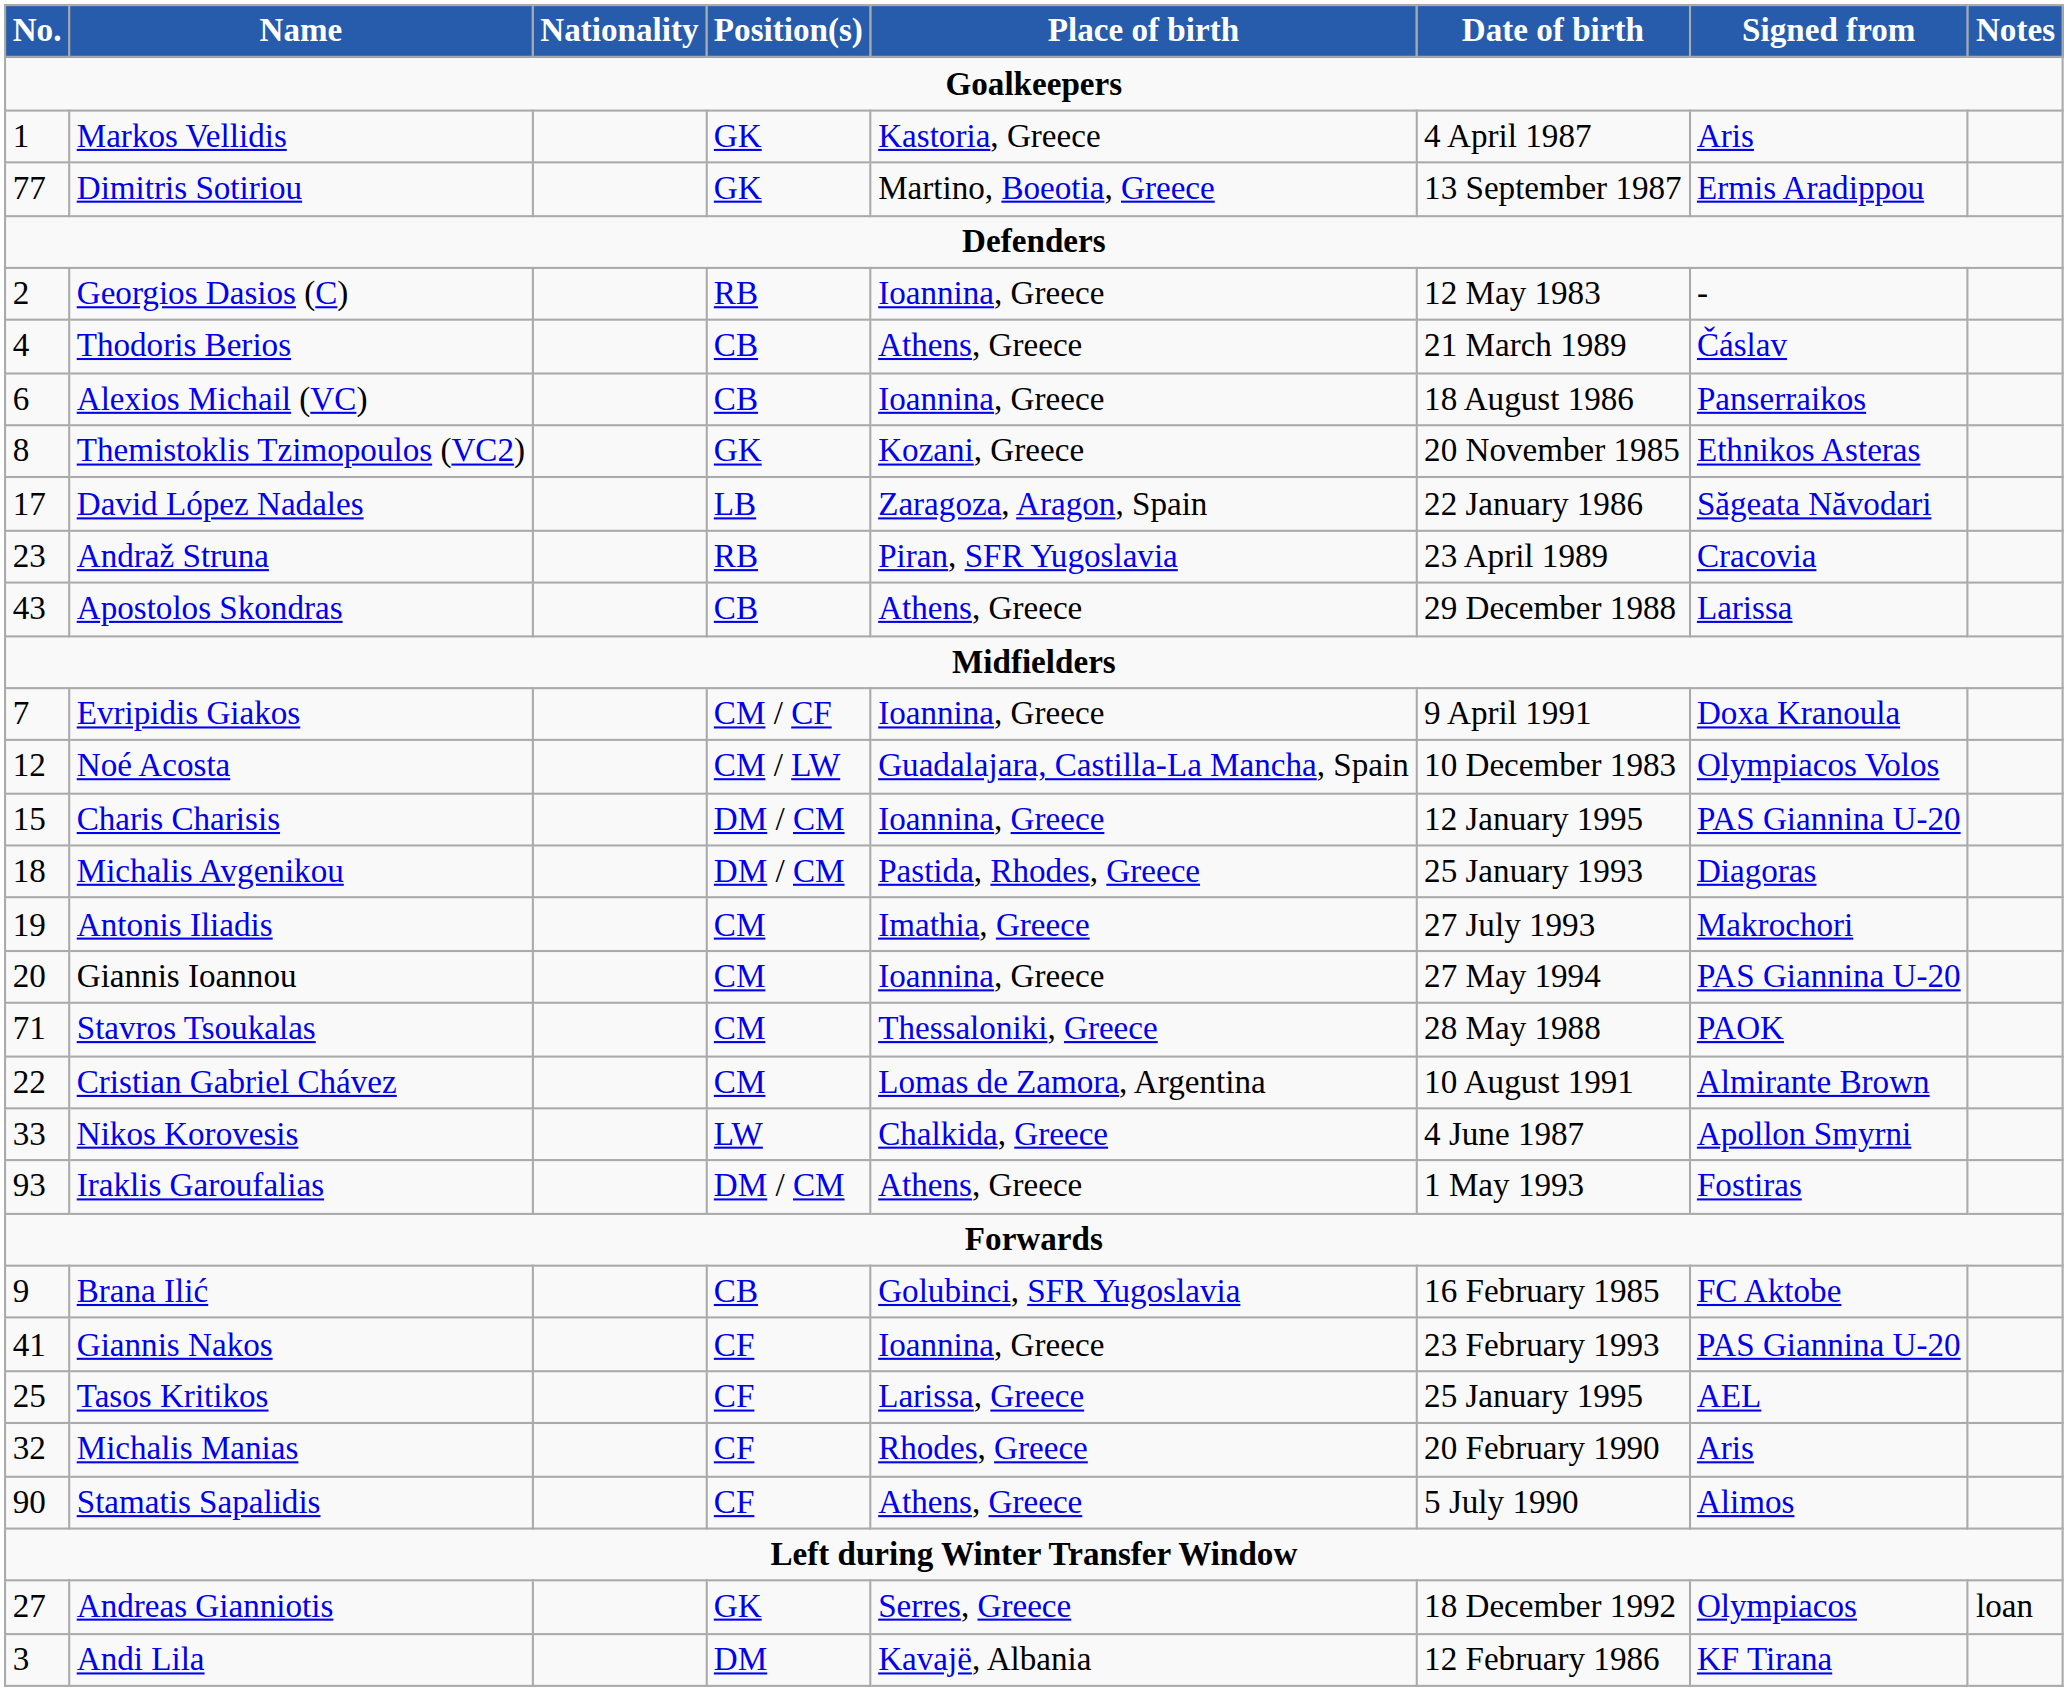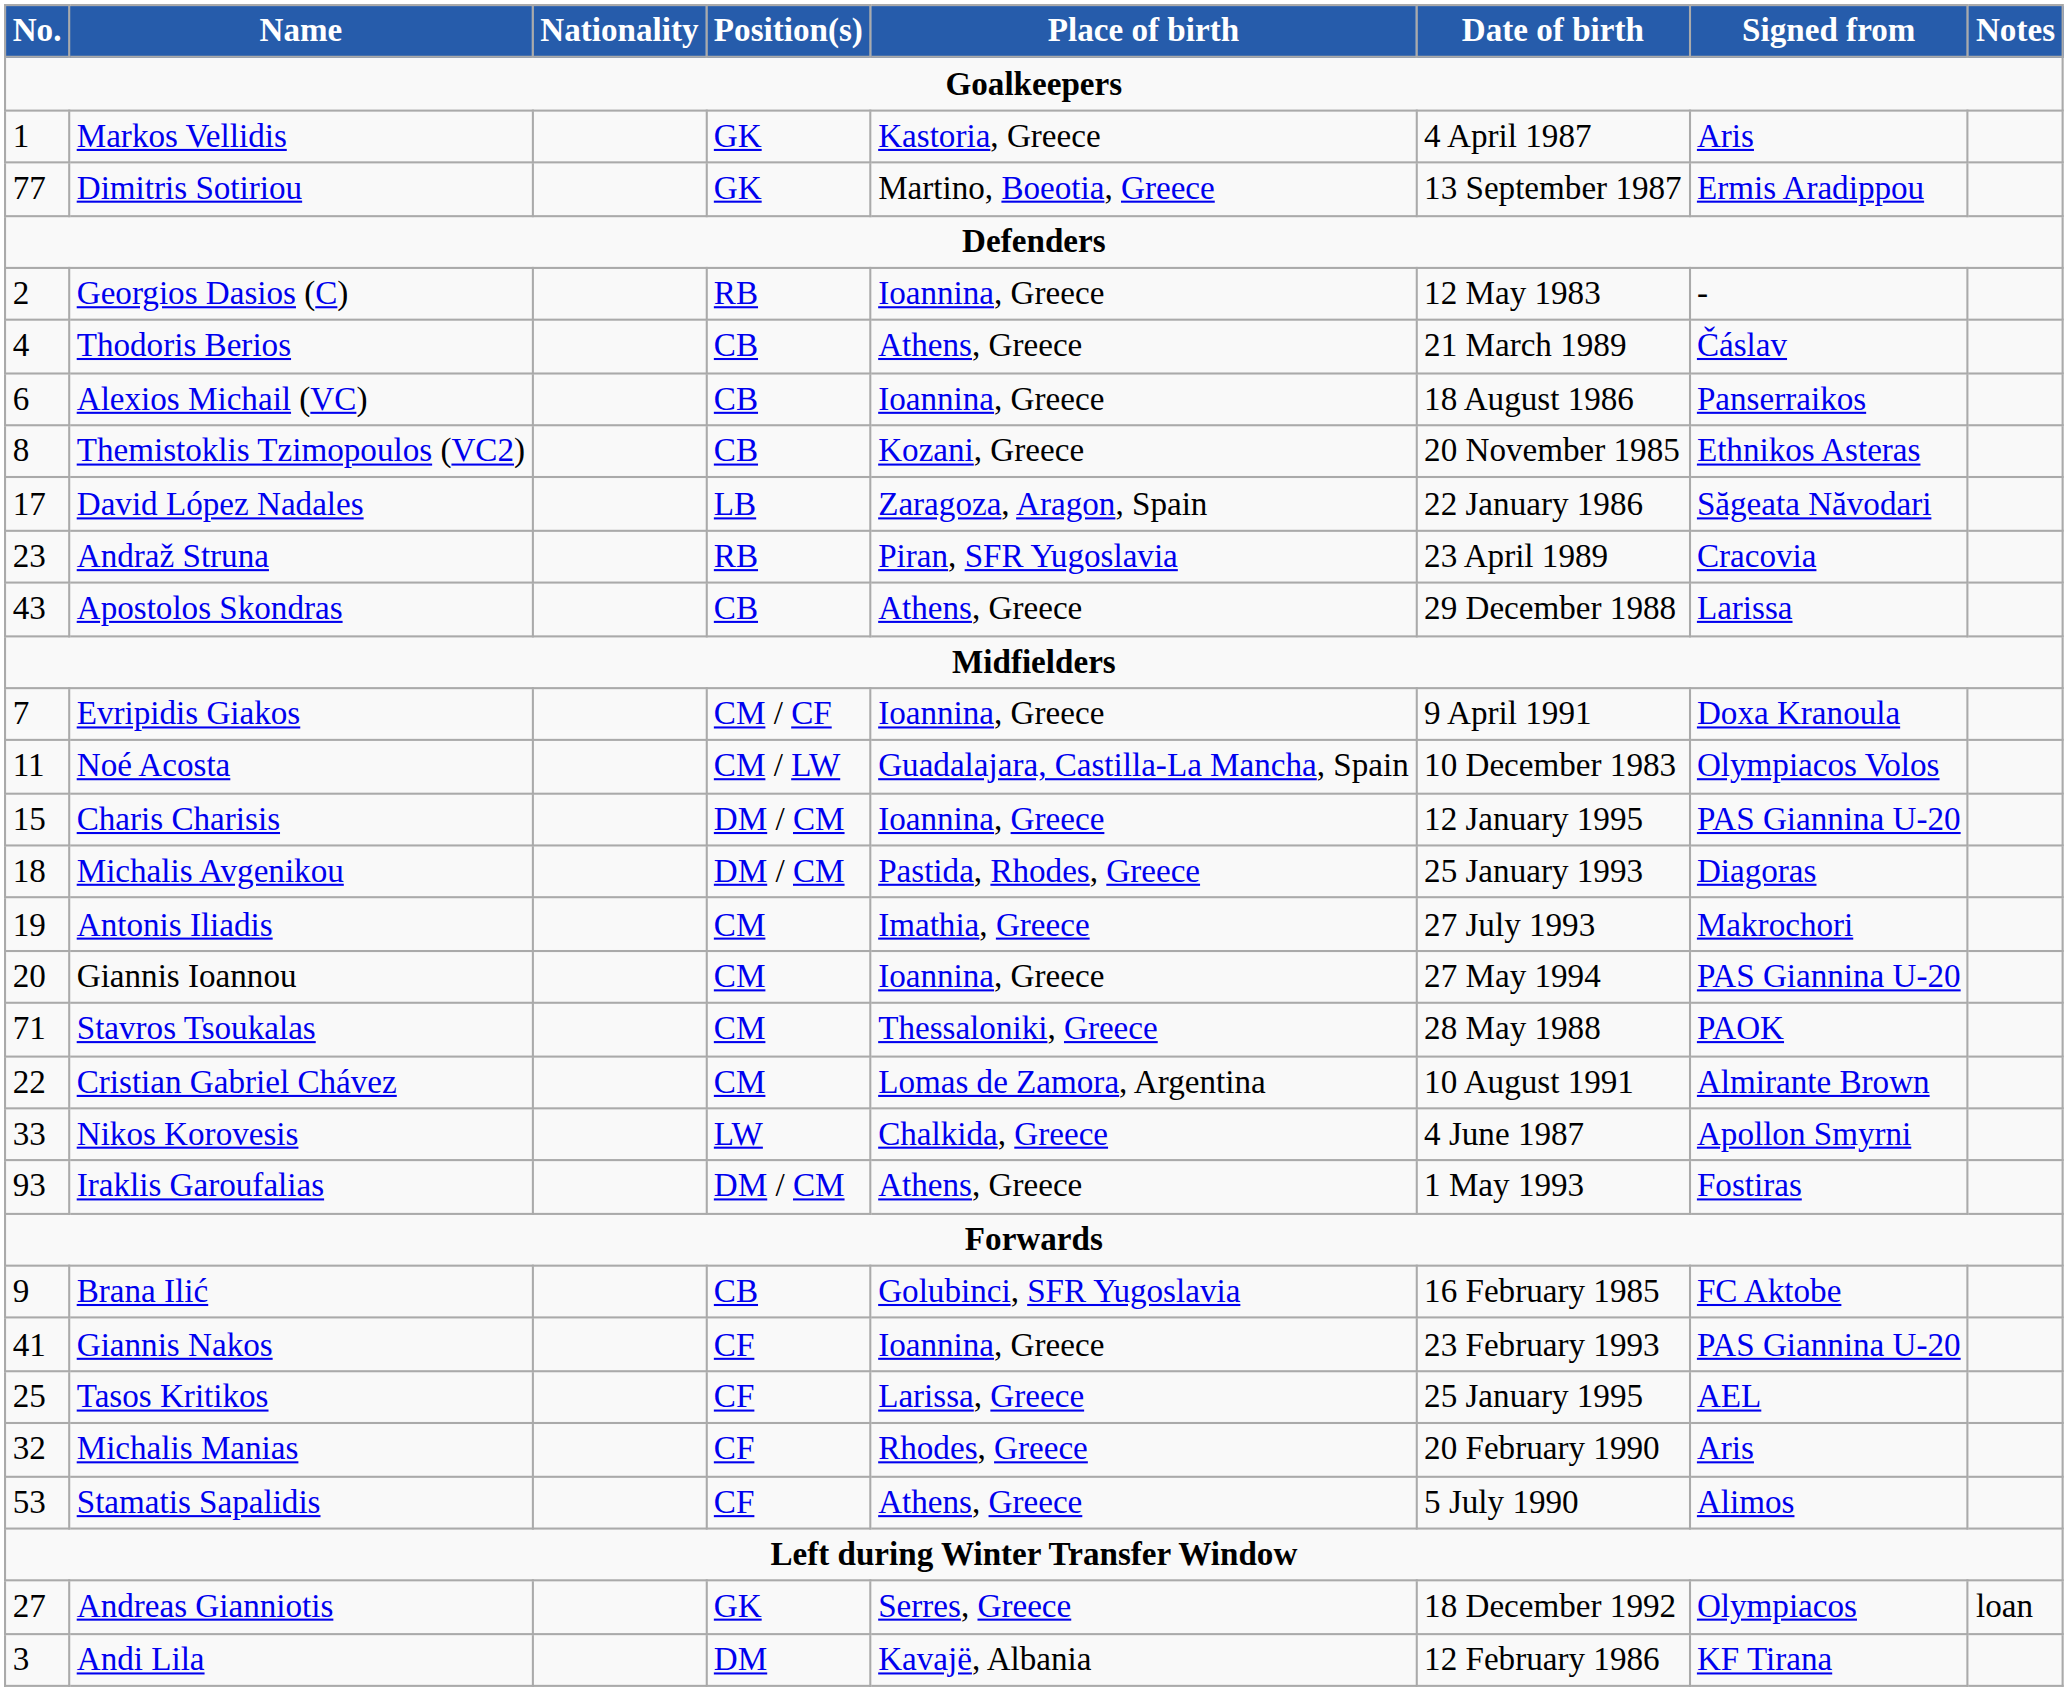(738, 450) GK -> (736, 450) CB
(29, 766) 12 -> (29, 766) 11
(29, 1501) 90 -> (29, 1501) 53
